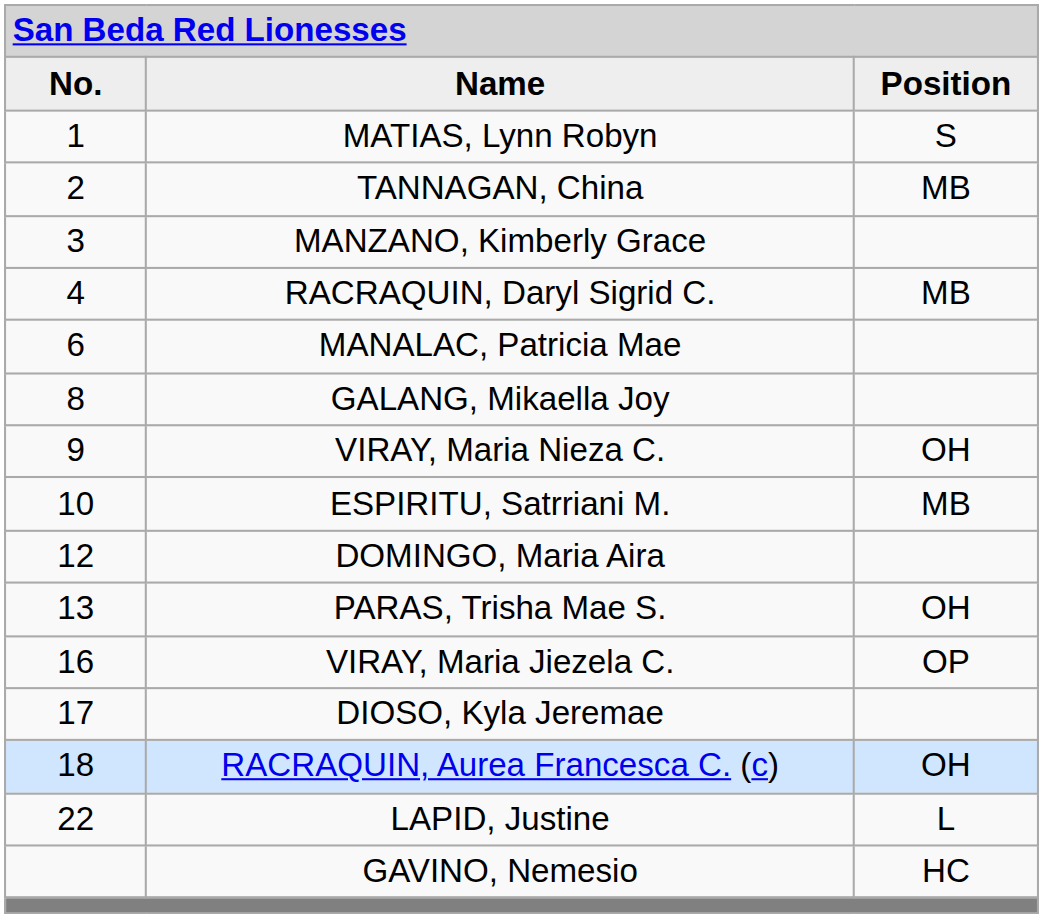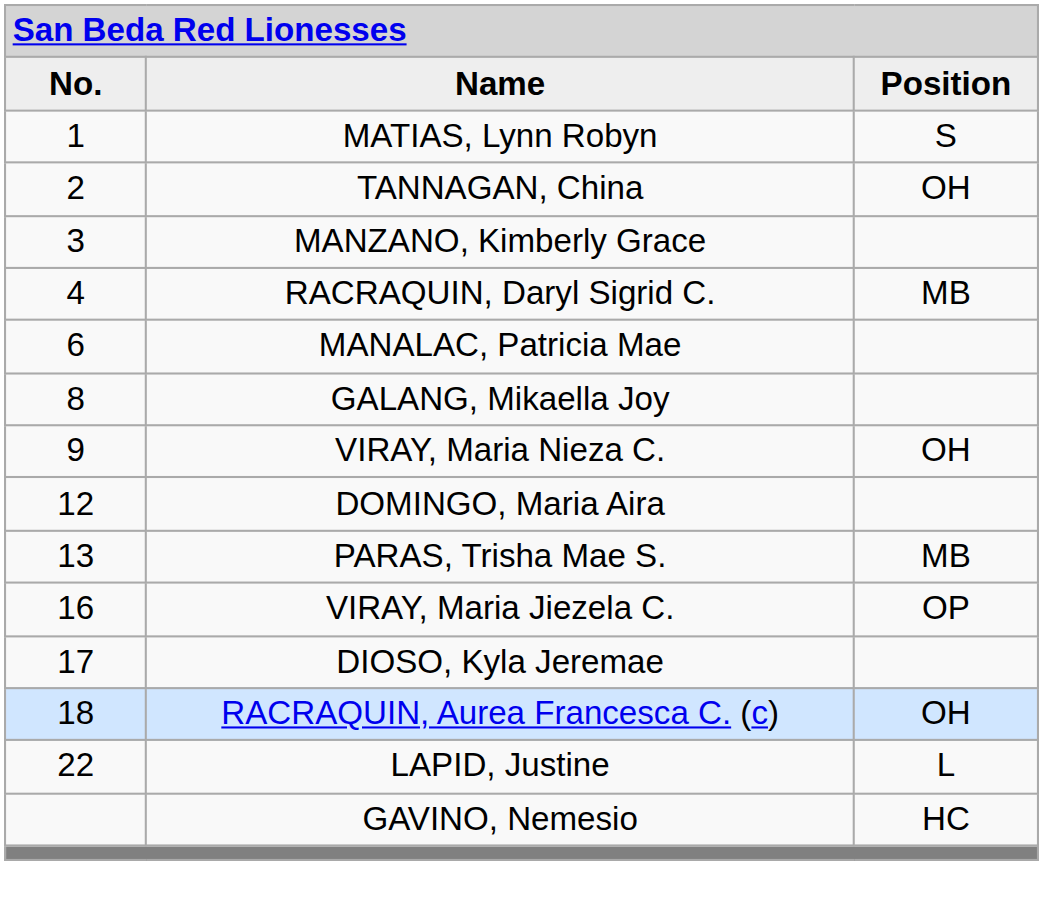(946, 188) MB -> (946, 188) OH
- row: (500, 503)
(946, 608) OH -> (946, 556) MB
